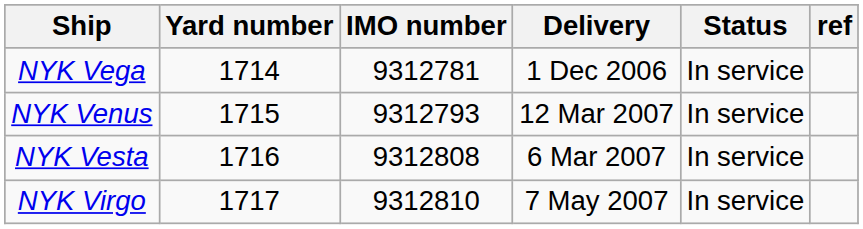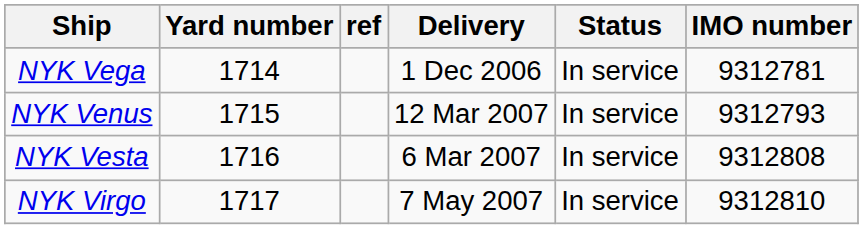columns swapped: (426, 26) <-> (835, 26)
